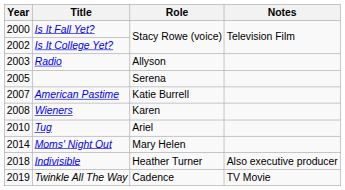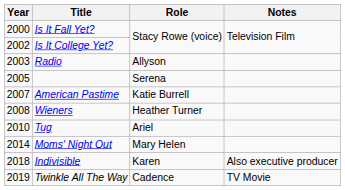(146, 111) Karen -> (167, 111) Heather Turner
(167, 161) Heather Turner -> (146, 161) Karen
